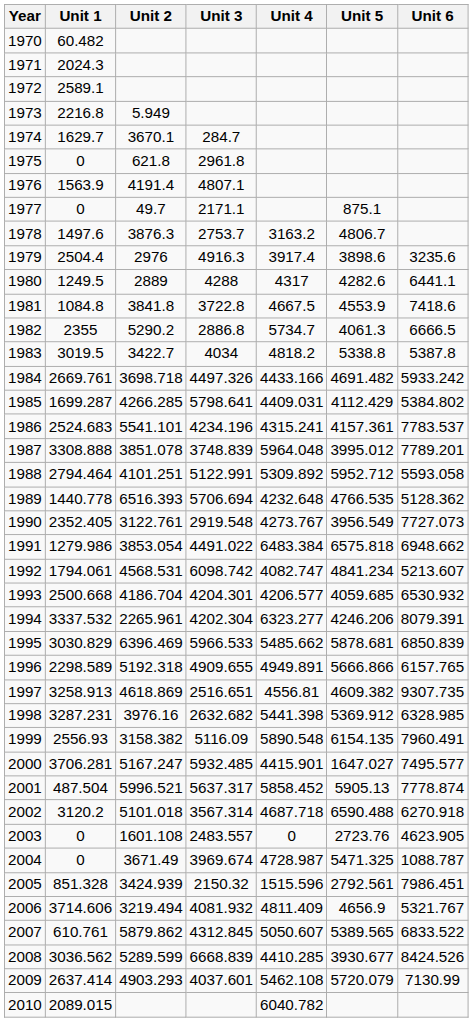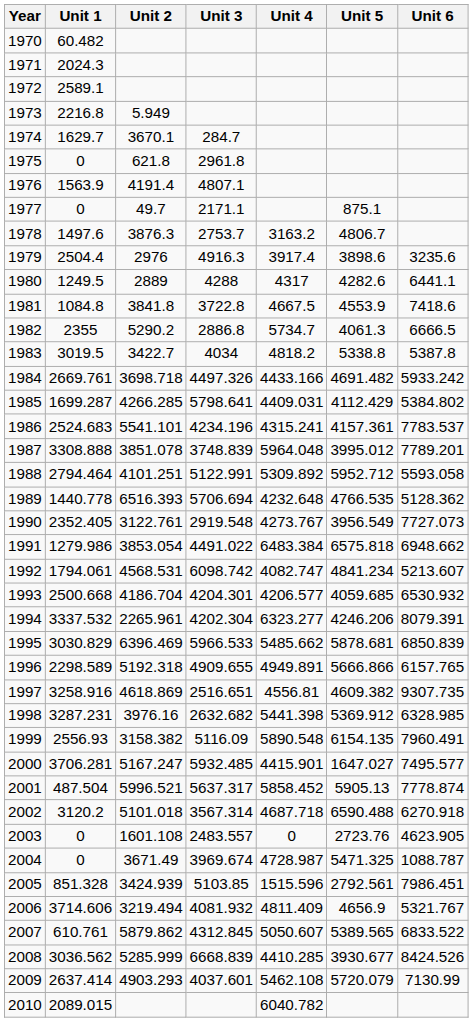(80, 691) 3258.913 -> (80, 691) 3258.916
(221, 884) 2150.32 -> (221, 884) 5103.85
(151, 956) 5289.599 -> (151, 956) 5285.999
